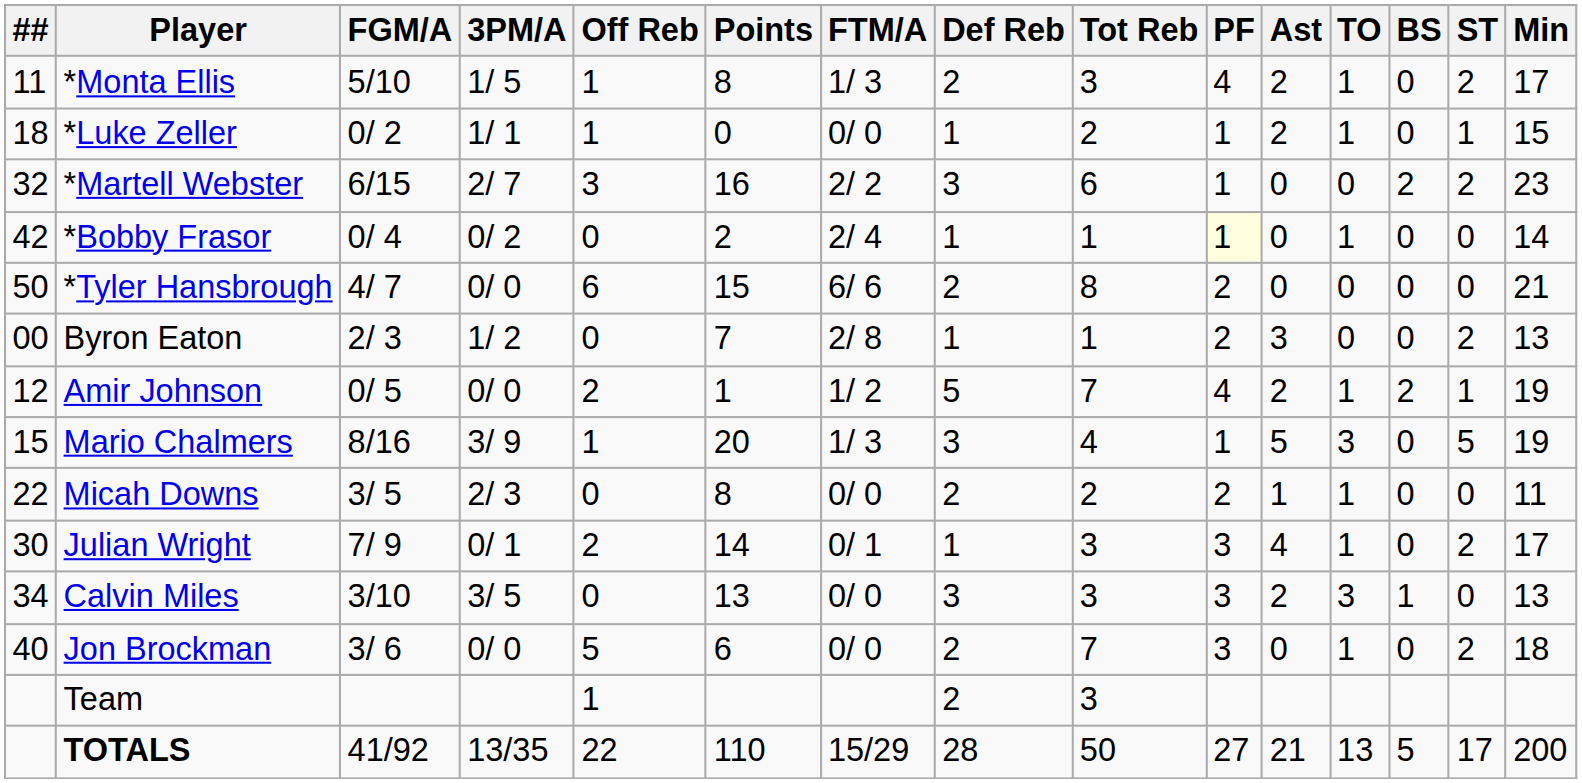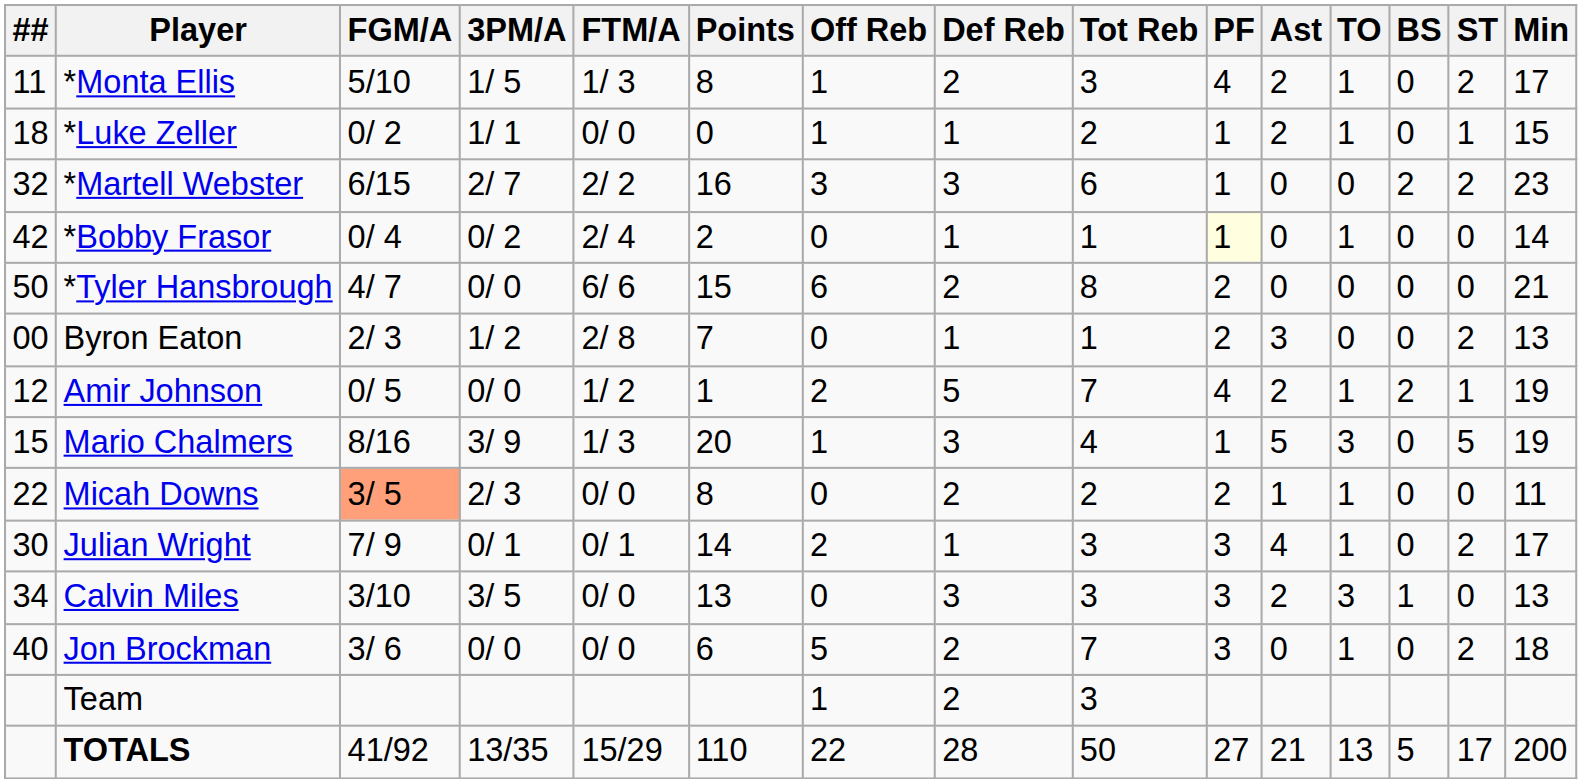columns swapped: (878, 30) <-> (640, 30)
(375, 493) no background -> (375, 493) lightsalmon background
